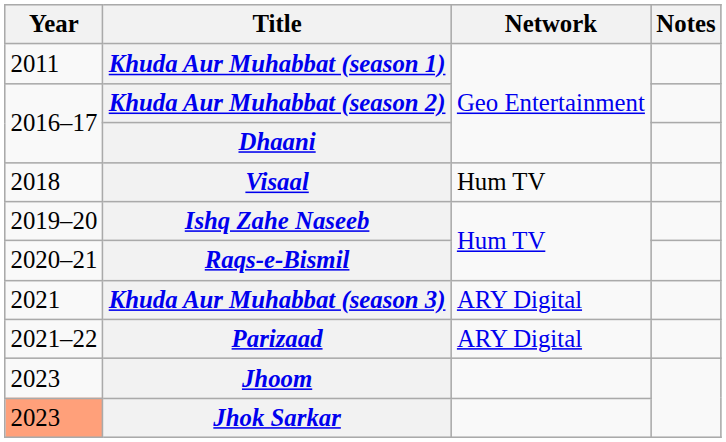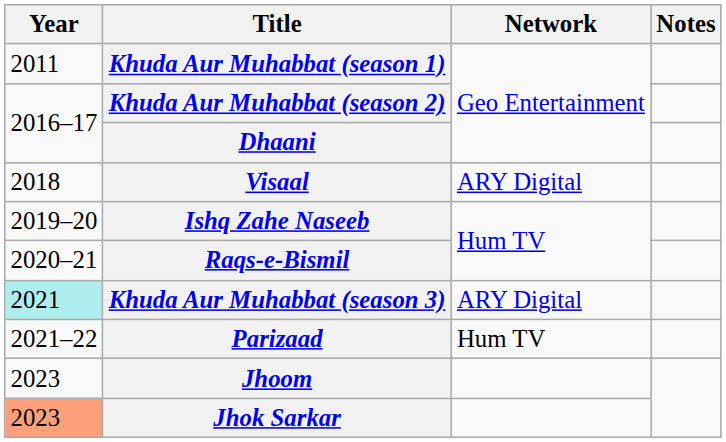(501, 181) Hum TV -> (519, 181) ARY Digital
(35, 299) no background -> (35, 299) paleturquoise background
(519, 338) ARY Digital -> (501, 338) Hum TV
